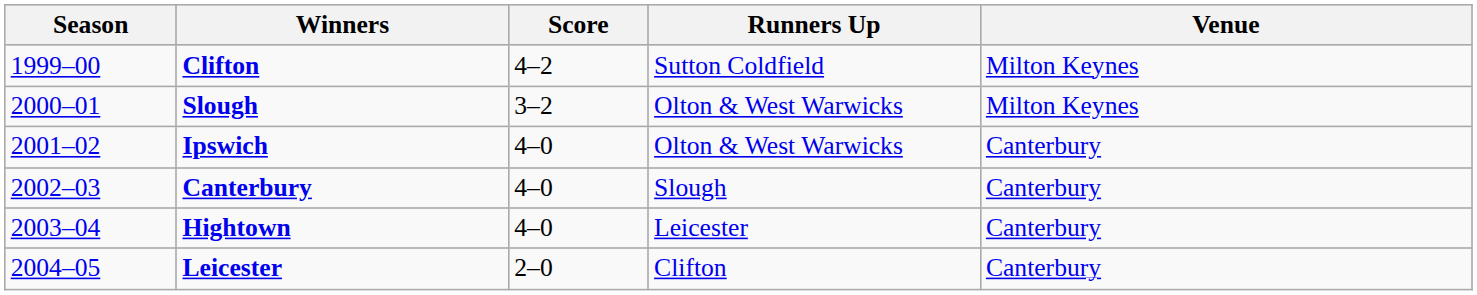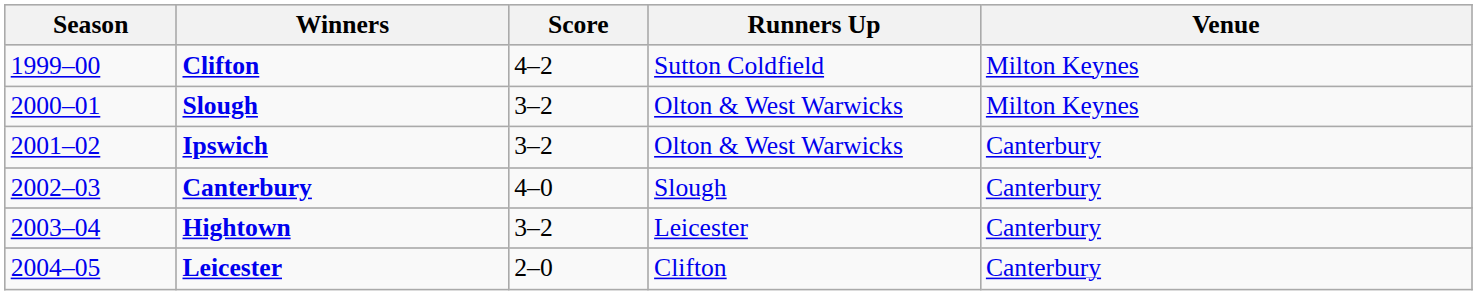(534, 146) 4–0 -> (534, 146) 3–2
(534, 227) 4–0 -> (534, 227) 3–2
